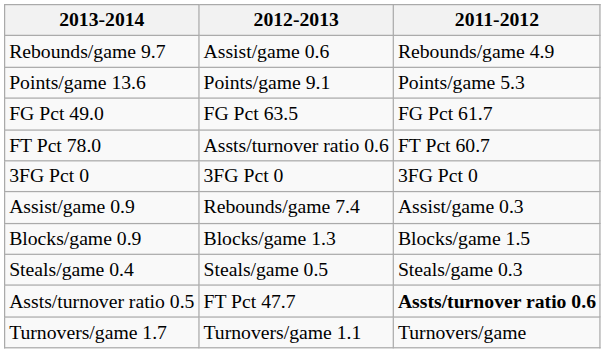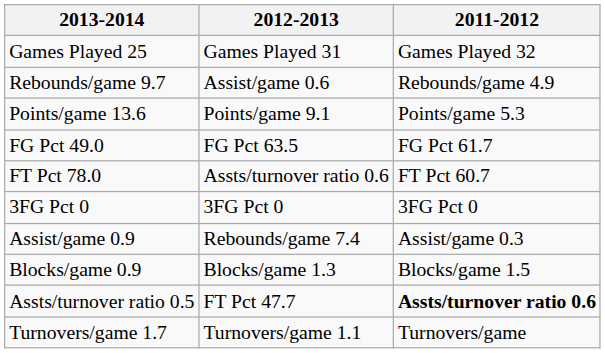+ row: (78, 51)
- row: (71, 269)
